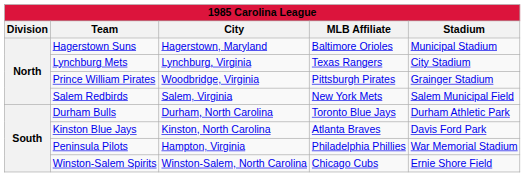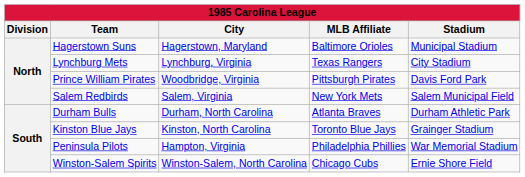(452, 79) Grainger Stadium -> (449, 79) Davis Ford Park
(354, 113) Toronto Blue Jays -> (346, 113) Atlanta Braves
(346, 130) Atlanta Braves -> (354, 130) Toronto Blue Jays
(449, 130) Davis Ford Park -> (452, 130) Grainger Stadium
